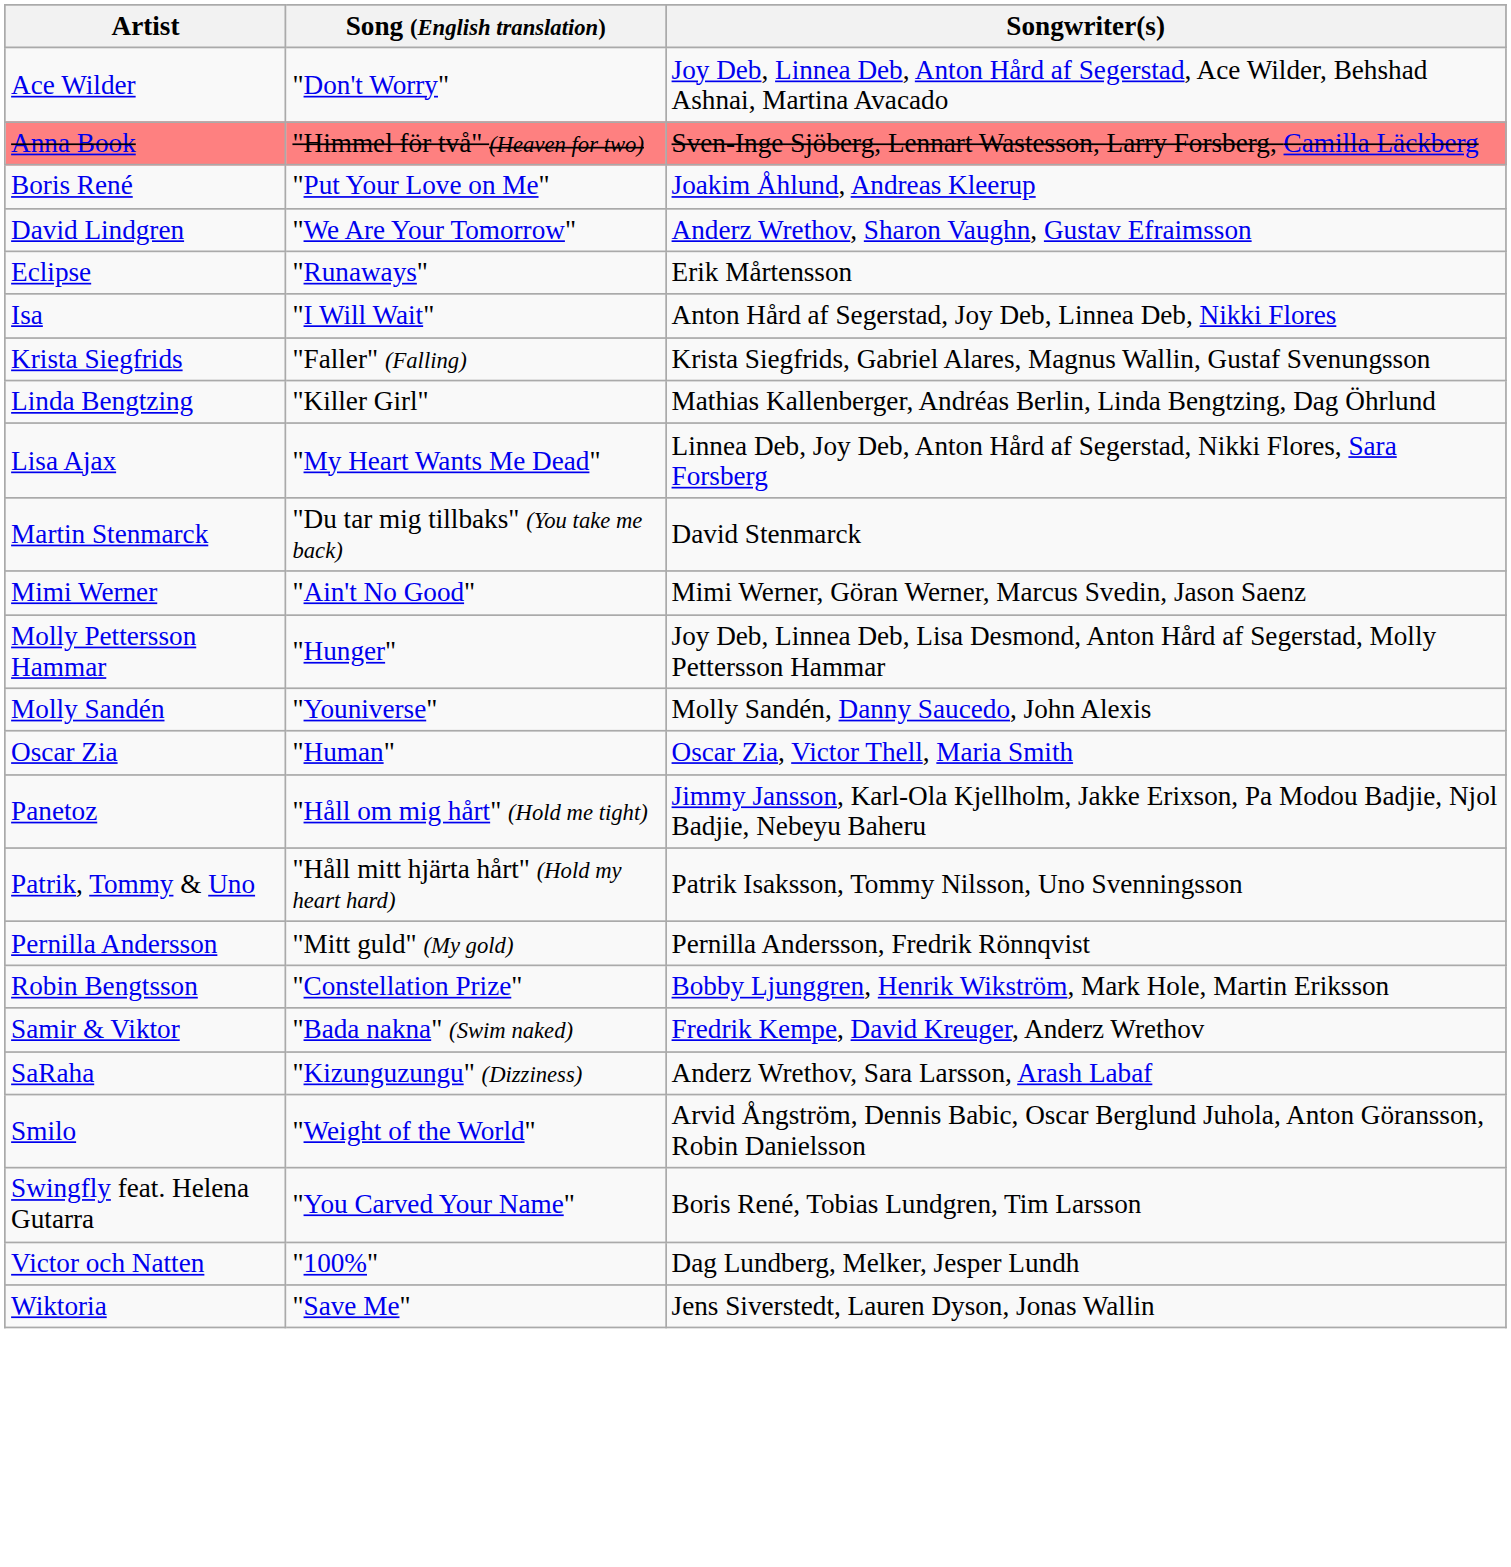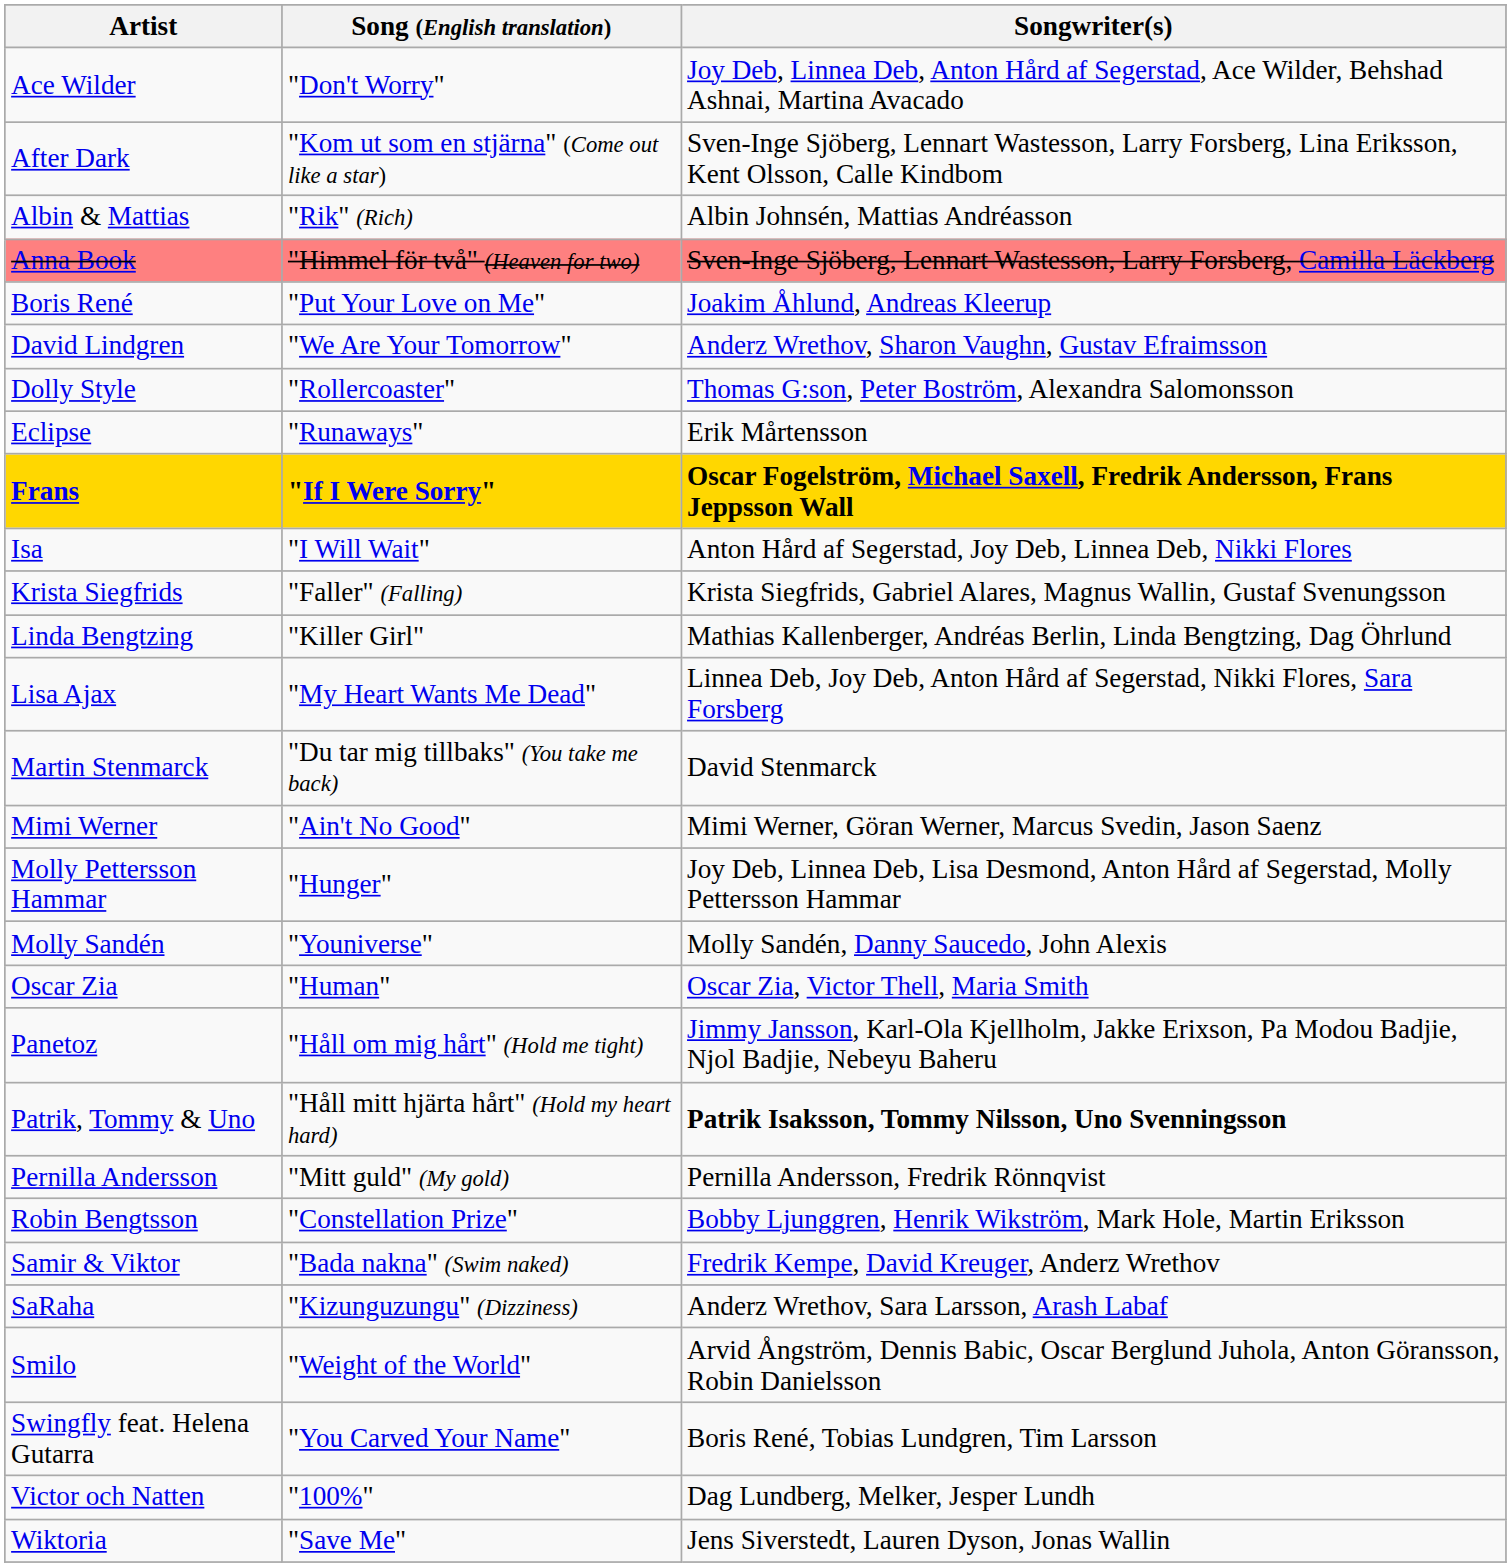+ row: (70, 158)
+ row: (100, 216)
+ row: (73, 389)
+ row: (45, 490)
(957, 884) normal -> (987, 1118) bold
